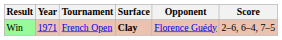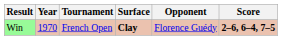(47, 27) 1971 -> (47, 27) 1970
(248, 27) normal -> (248, 27) bold
